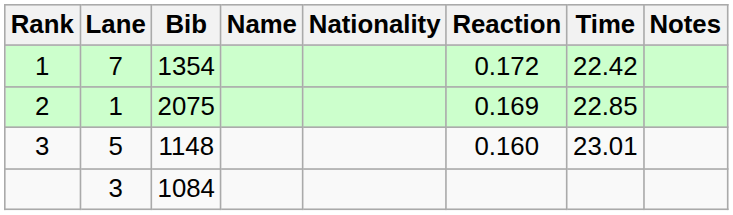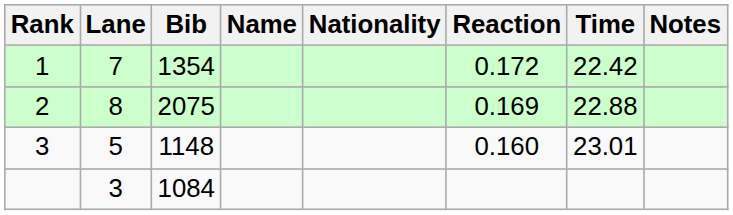(116, 106) 1 -> (116, 106) 8
(605, 106) 22.85 -> (605, 106) 22.88
